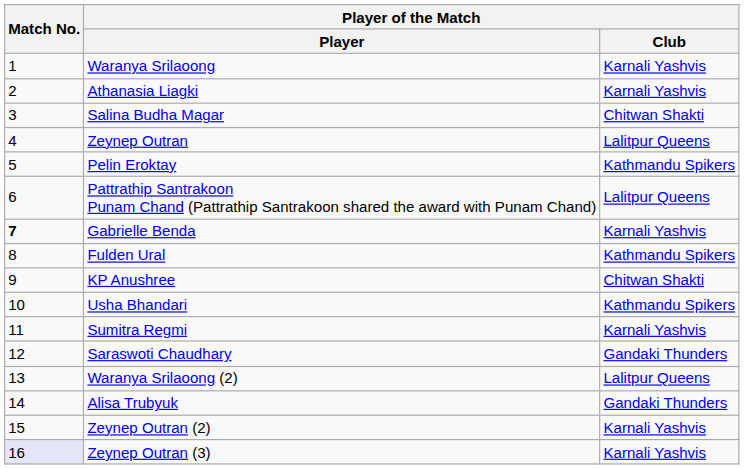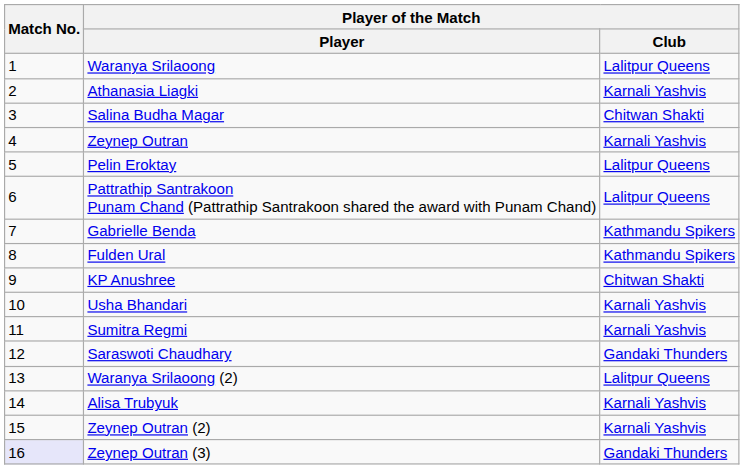(655, 66) Karnali Yashvis -> (657, 66) Lalitpur Queens
(657, 140) Lalitpur Queens -> (655, 140) Karnali Yashvis
(669, 164) Kathmandu Spikers -> (657, 164) Lalitpur Queens
(12, 231) bold -> (12, 231) normal
(655, 231) Karnali Yashvis -> (669, 231) Kathmandu Spikers
(669, 305) Kathmandu Spikers -> (655, 305) Karnali Yashvis
(665, 403) Gandaki Thunders -> (655, 403) Karnali Yashvis
(655, 452) Karnali Yashvis -> (665, 452) Gandaki Thunders
